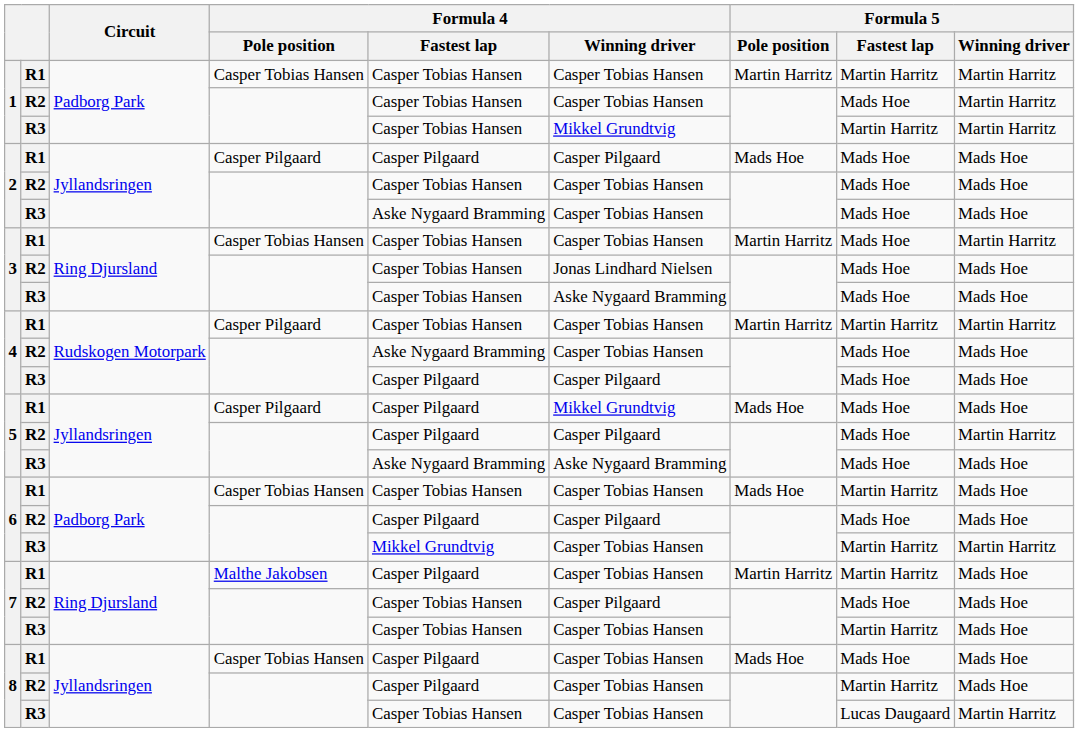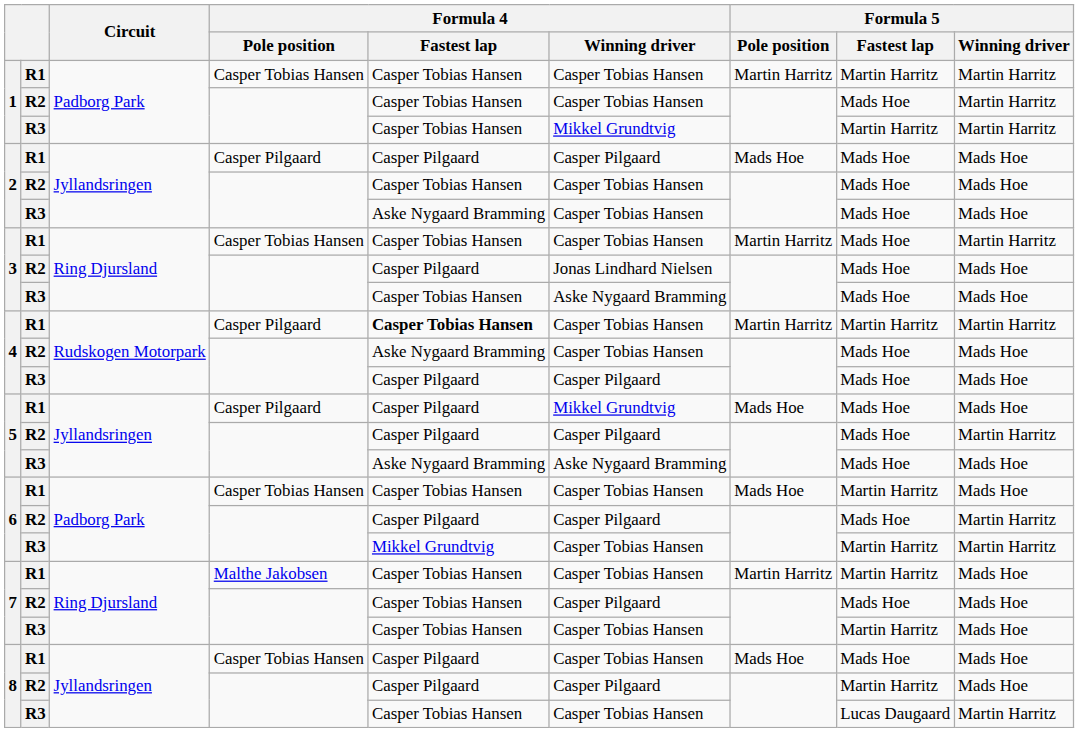(447, 268) Casper Tobias Hansen -> (426, 268) Casper Pilgaard
(447, 324) normal -> (452, 324) bold
(993, 518) Mads Hoe -> (1007, 518) Martin Harritz
(426, 574) Casper Pilgaard -> (447, 574) Casper Tobias Hansen
(628, 685) Casper Tobias Hansen -> (607, 685) Casper Pilgaard
